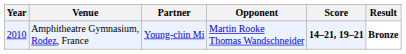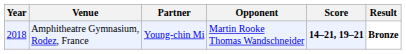(17, 35) 2010 -> (17, 35) 2018
